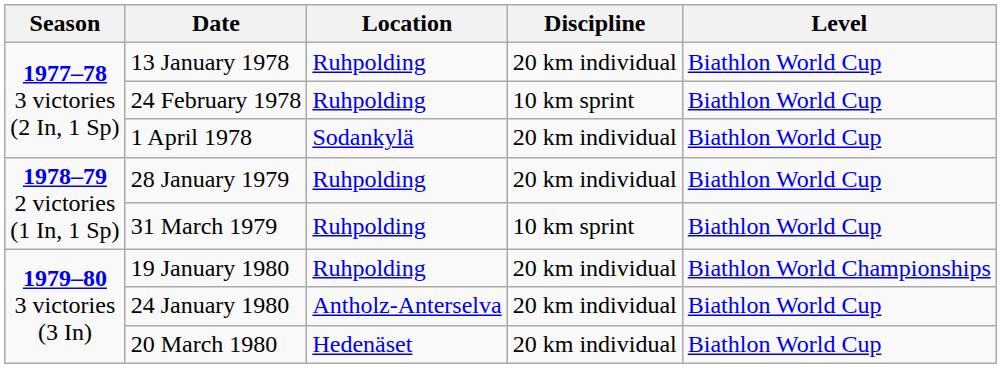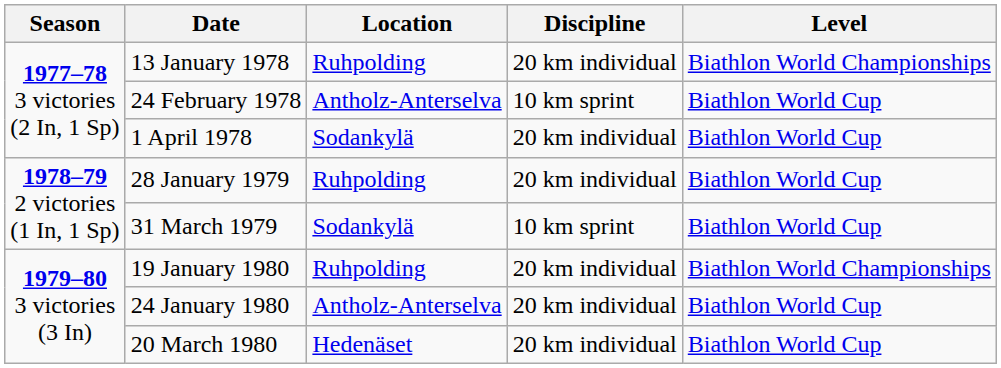(785, 61) Biathlon World Cup -> (839, 61) Biathlon World Championships
(369, 99) Ruhpolding -> (407, 99) Antholz-Anterselva
(369, 225) Ruhpolding -> (363, 225) Sodankylä
